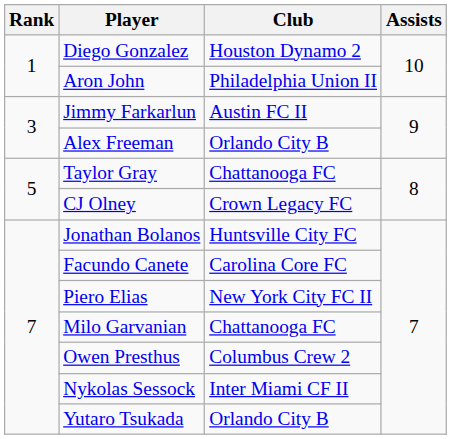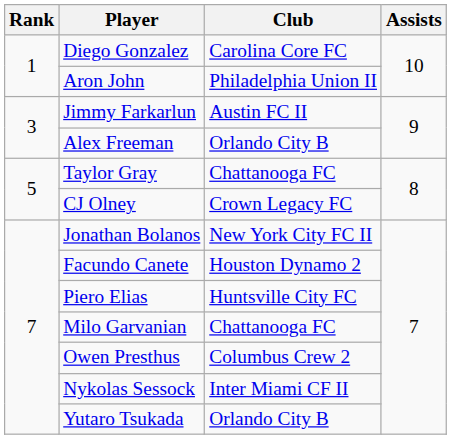(285, 50) Houston Dynamo 2 -> (278, 50) Carolina Core FC
(283, 234) Huntsville City FC -> (291, 234) New York City FC II
(278, 265) Carolina Core FC -> (285, 265) Houston Dynamo 2
(291, 296) New York City FC II -> (283, 296) Huntsville City FC
